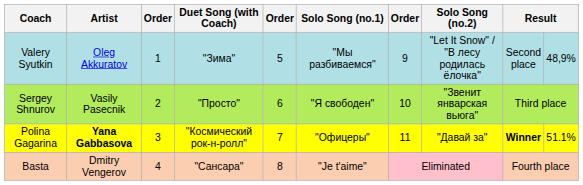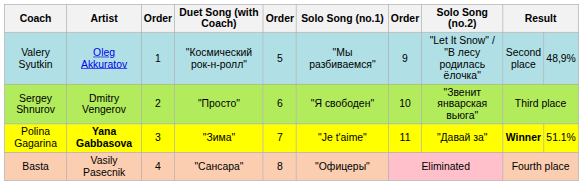(219, 58) "Зима" -> (219, 58) "Космический рок-н-ролл"
(104, 104) Vasily Pasecnik -> (104, 104) Dmitry Vengerov
(219, 138) "Космический рок-н-ролл" -> (219, 138) "Зима"
(342, 138) "Офицеры" -> (342, 138) "Je t'aime"
(104, 166) Dmitry Vengerov -> (104, 166) Vasily Pasecnik
(342, 166) "Je t'aime" -> (342, 166) "Офицеры"
